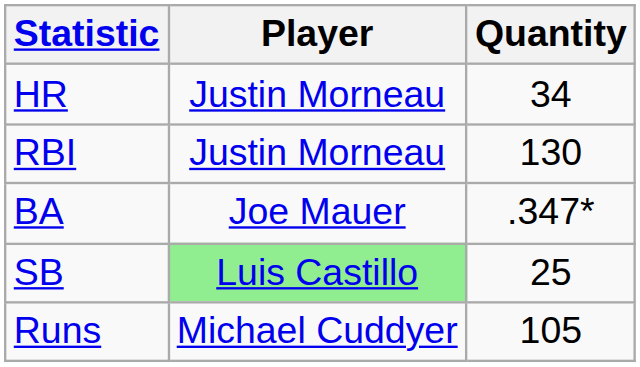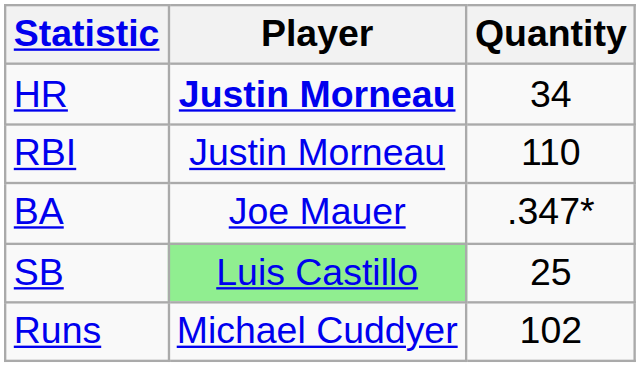(317, 93) normal -> (317, 93) bold
(551, 152) 130 -> (551, 152) 110
(551, 331) 105 -> (551, 331) 102
